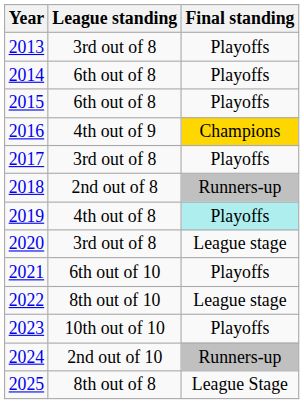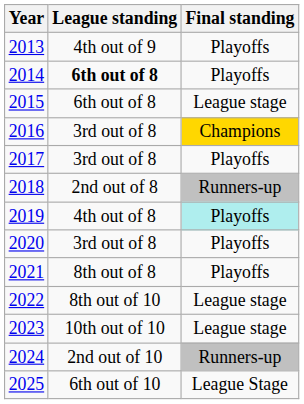(115, 46) 3rd out of 8 -> (115, 46) 4th out of 9
(115, 74) normal -> (115, 74) bold
(240, 103) Playoffs -> (240, 103) League stage
(115, 131) 4th out of 9 -> (115, 131) 3rd out of 8
(240, 243) League stage -> (240, 243) Playoffs
(115, 272) 6th out of 10 -> (115, 272) 8th out of 8
(240, 328) Playoffs -> (240, 328) League stage
(115, 384) 8th out of 8 -> (115, 384) 6th out of 10
